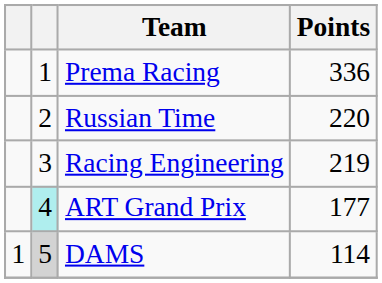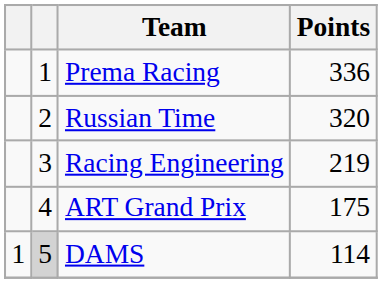(349, 117) 220 -> (349, 117) 320
(45, 208) paleturquoise background -> (45, 208) no background
(349, 208) 177 -> (349, 208) 175
